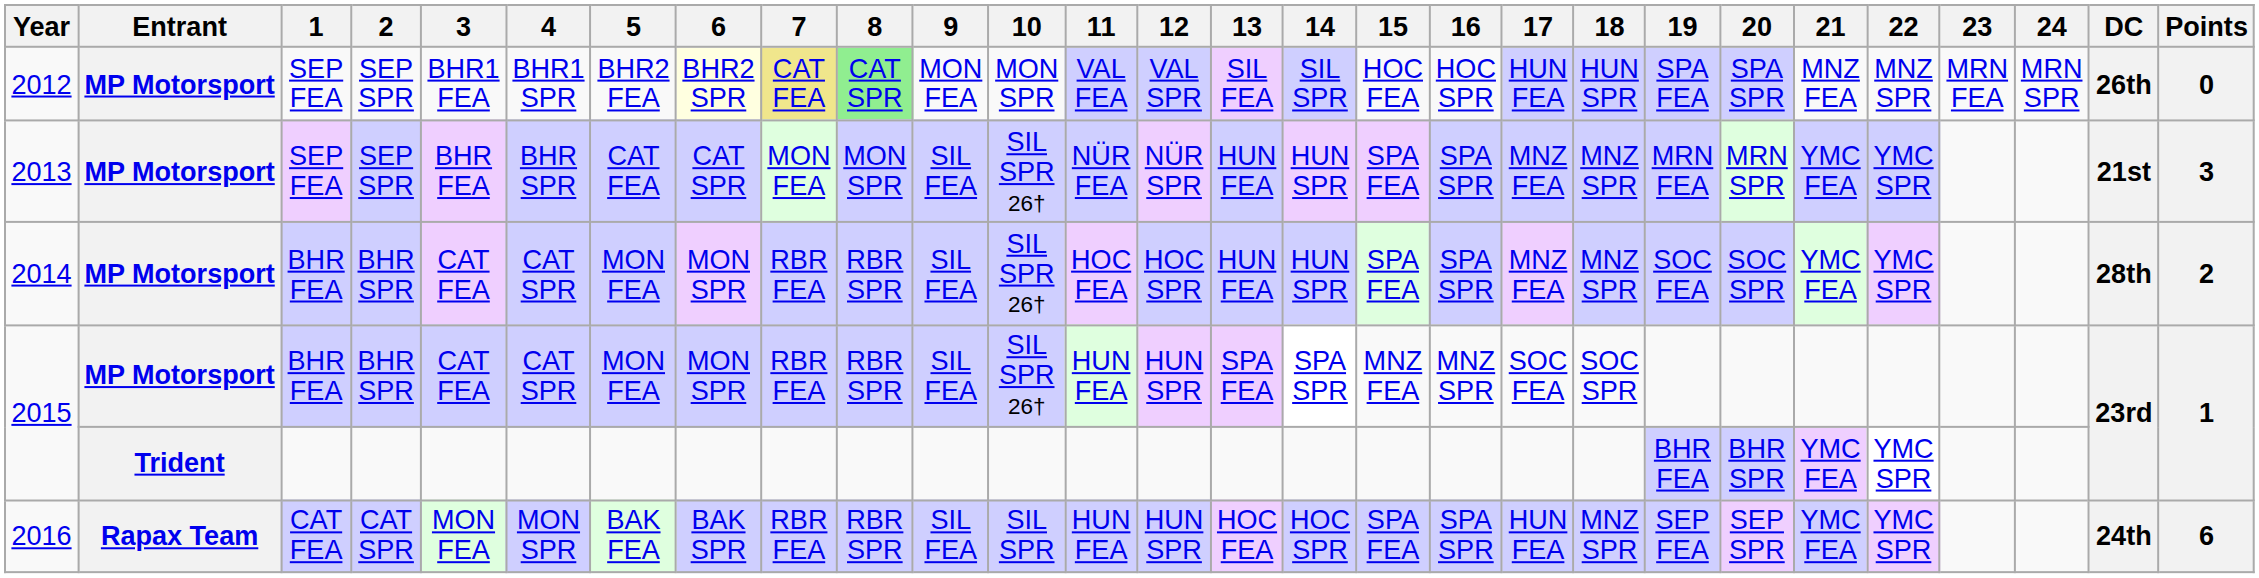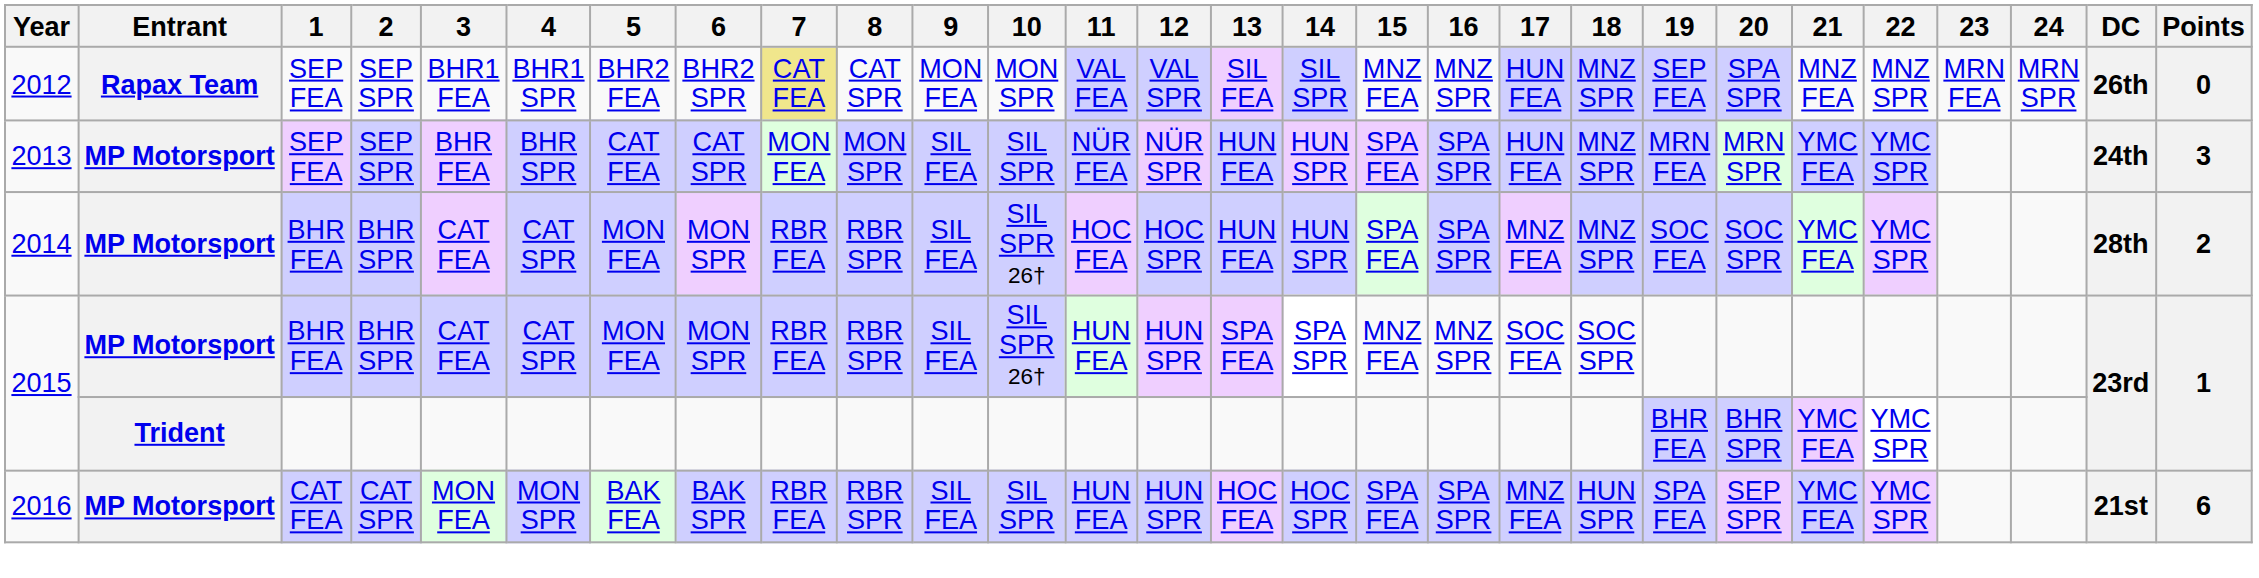(180, 84) MP Motorsport -> (180, 84) Rapax Team
(718, 84) lightyellow background -> (718, 84) no background
(875, 84) lightgreen background -> (875, 84) no background
(1393, 84) HOC FEA -> (1392, 84) MNZ FEA
(1466, 84) HOC SPR -> (1464, 84) MNZ SPR
(1610, 84) HUN SPR -> (1606, 84) MNZ SPR
(1682, 84) SPA FEA -> (1679, 84) SEP FEA
(1027, 170) SIL SPR 26† -> (1027, 156) SIL SPR
(1538, 171) MNZ FEA -> (1535, 156) HUN FEA
(2124, 171) 21st -> (2121, 156) 24th
(180, 536) Rapax Team -> (180, 506) MP Motorsport
(1538, 536) HUN FEA -> (1535, 506) MNZ FEA
(1610, 536) MNZ SPR -> (1606, 506) HUN SPR
(1682, 536) SEP FEA -> (1679, 506) SPA FEA
(2124, 536) 24th -> (2121, 506) 21st
